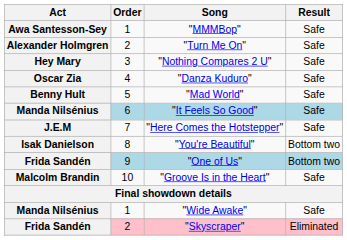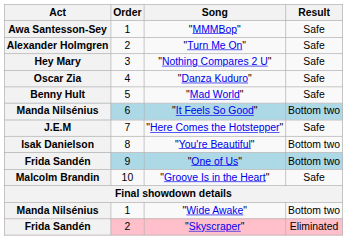(314, 111) Safe -> (314, 111) Bottom two
(314, 210) Safe -> (314, 210) Bottom two
